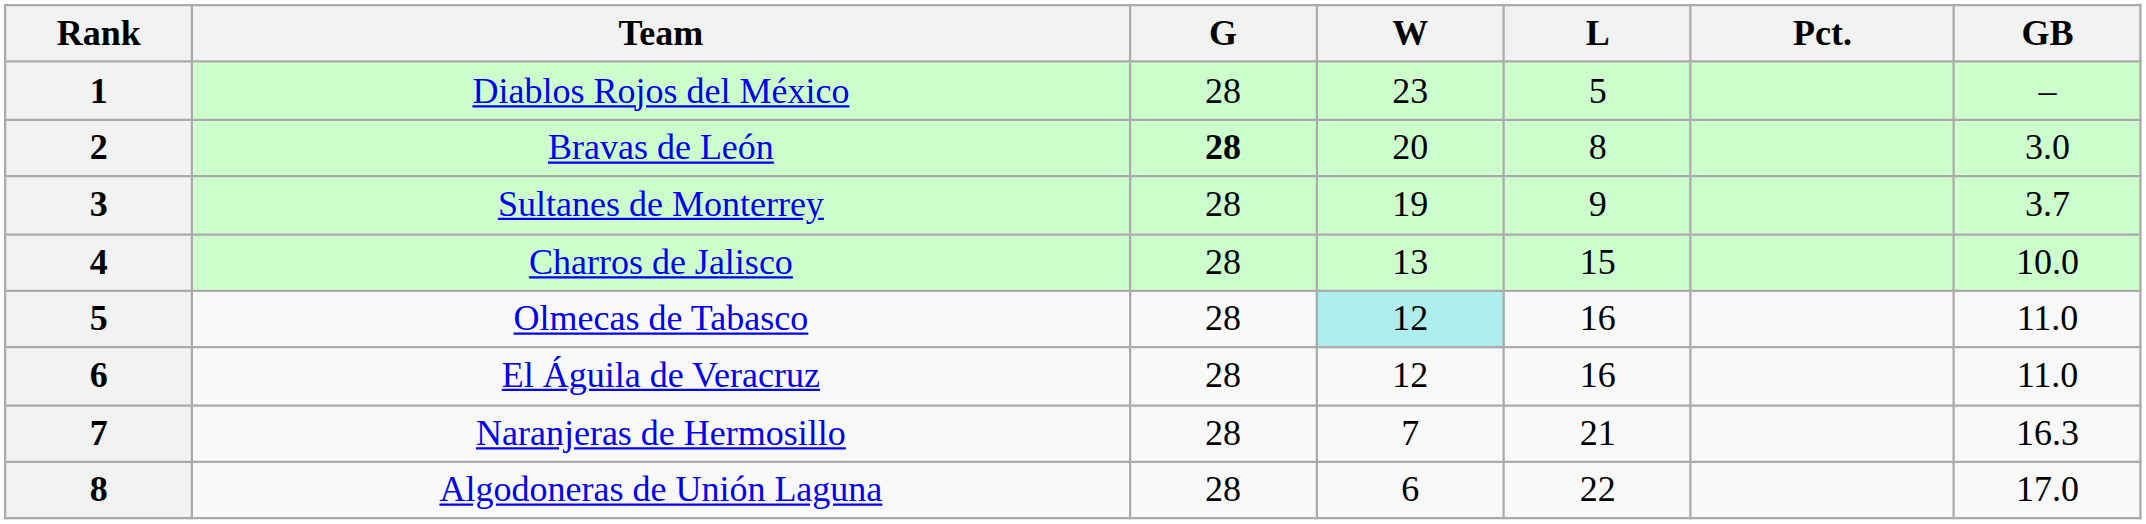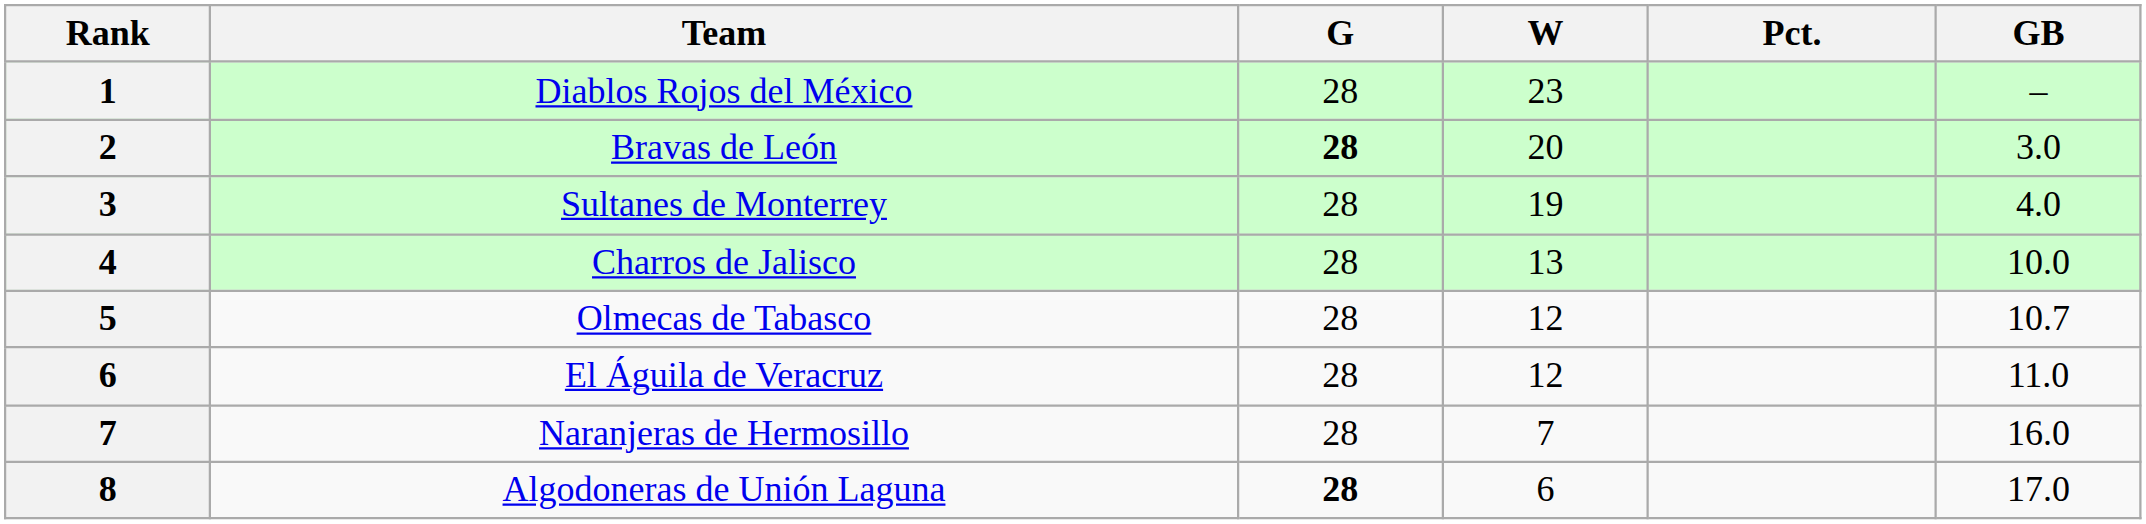- column: (1598, 33)
(2047, 204) 3.7 -> (2039, 204) 4.0
(1410, 318) paleturquoise background -> (1546, 318) no background
(2047, 318) 11.0 -> (2039, 318) 10.7
(2047, 432) 16.3 -> (2039, 432) 16.0
(1223, 489) normal -> (1340, 489) bold
